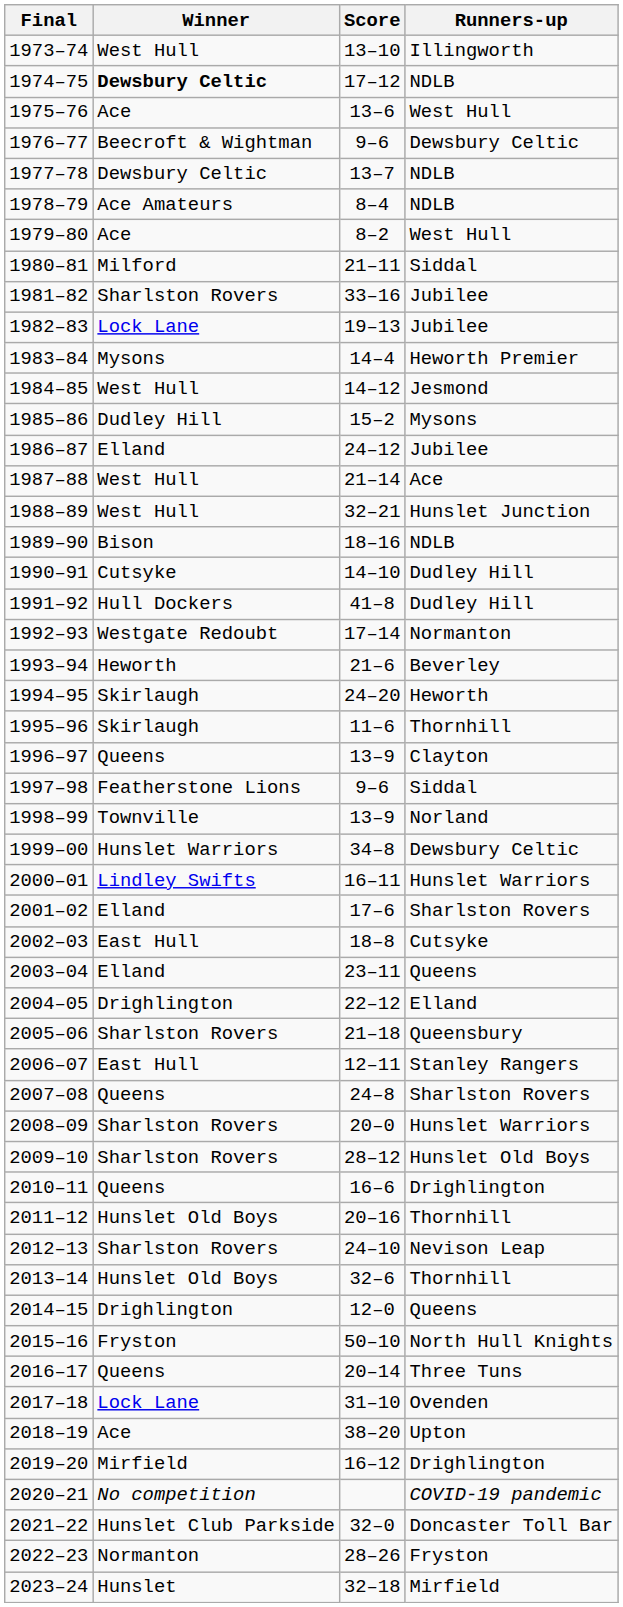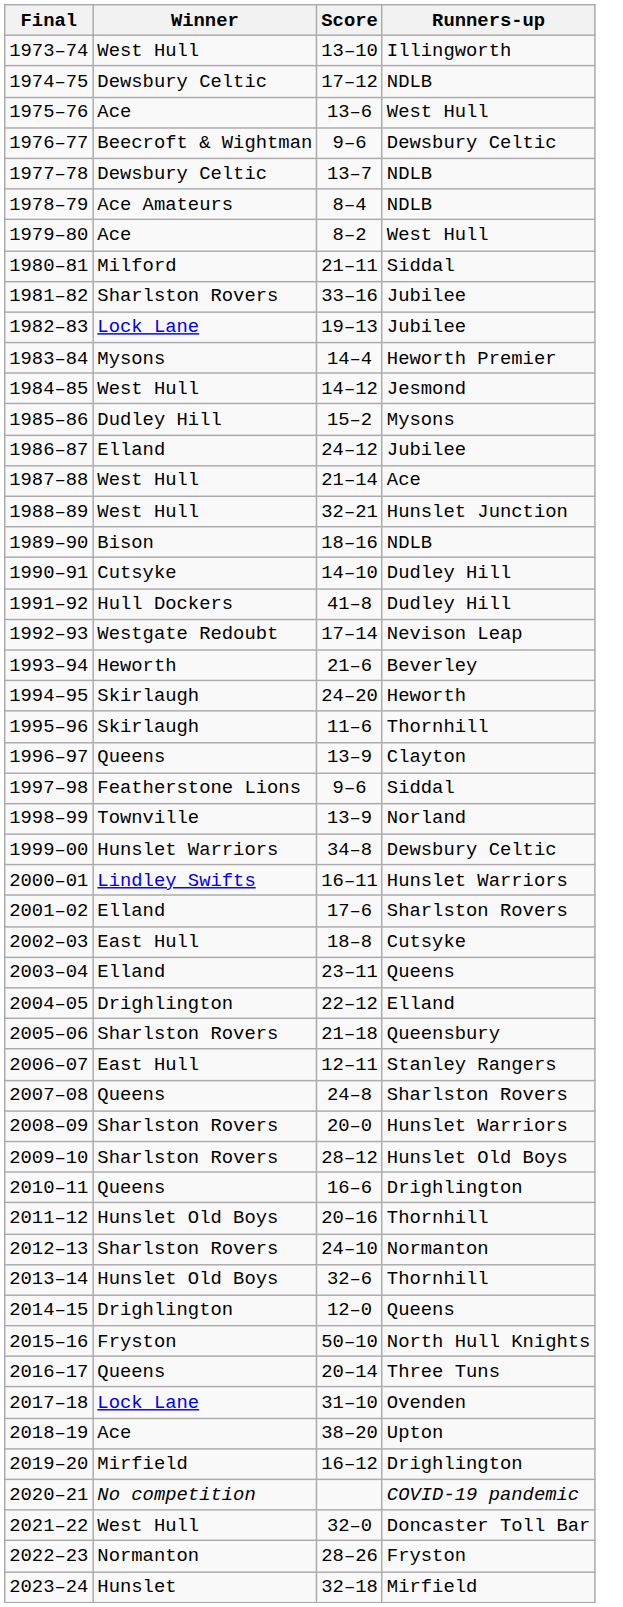(182, 82) bold -> (182, 82) normal
(460, 635) Normanton -> (455, 635) Nevison Leap
(477, 1249) Nevison Leap -> (438, 1249) Normanton
(216, 1525) Hunslet Club Parkside -> (148, 1525) West Hull
